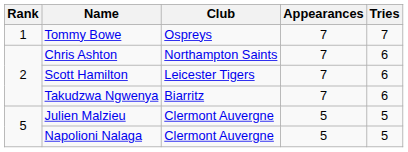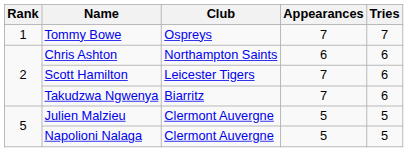(324, 55) 7 -> (324, 55) 6
